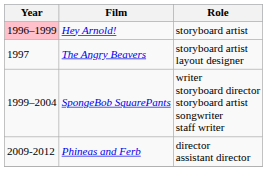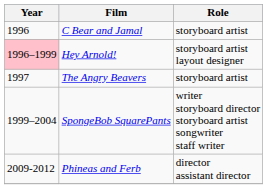+ row: (102, 30)
(212, 30) storyboard artist -> (212, 54) storyboard artist layout designer
(212, 54) storyboard artist layout designer -> (212, 78) storyboard artist
